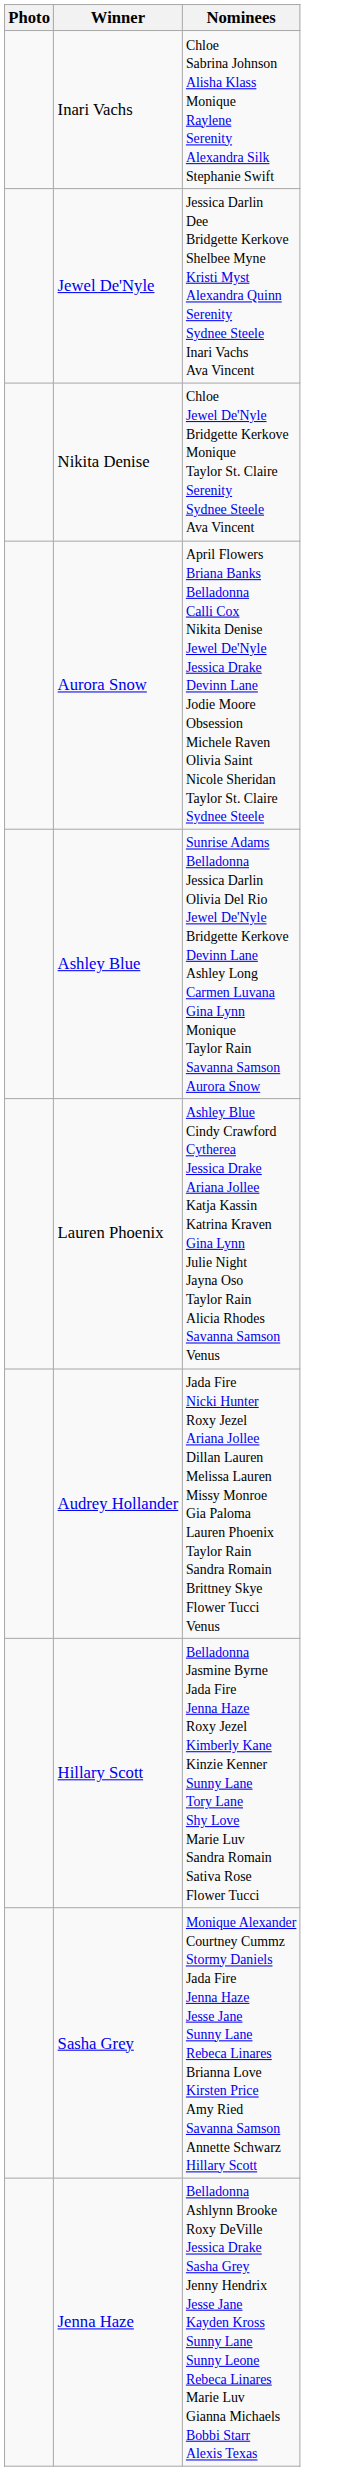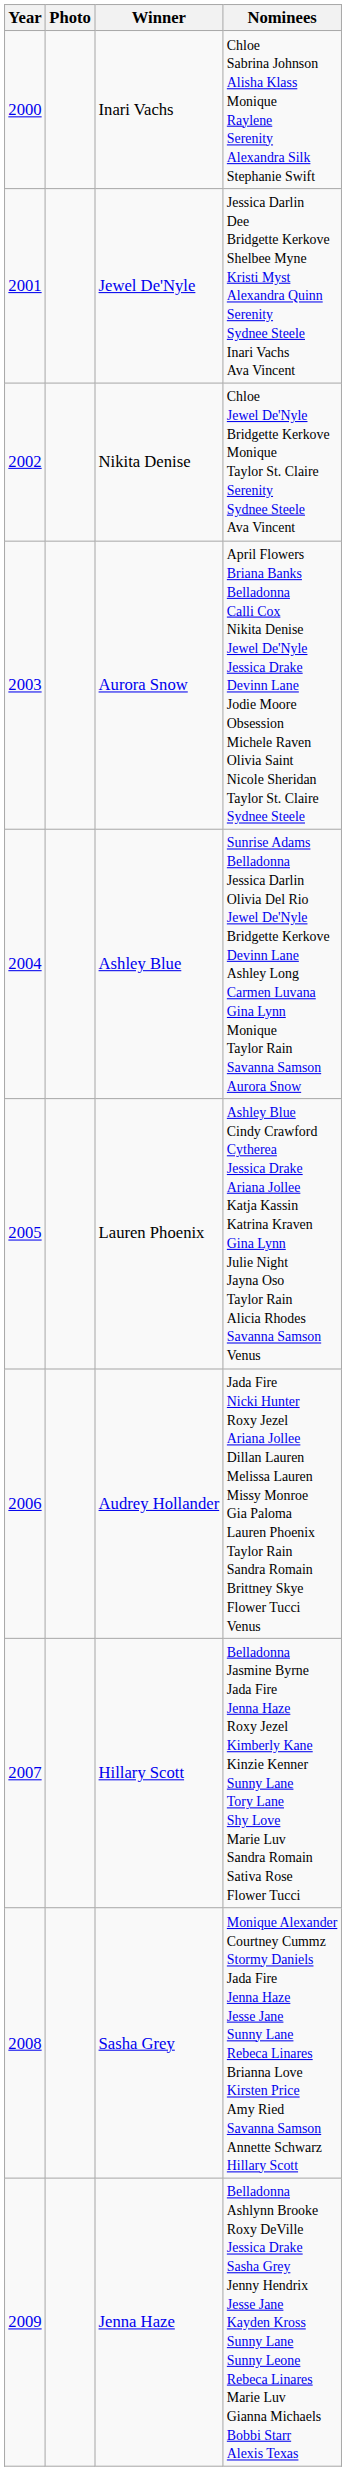+ column: (25, 17)
